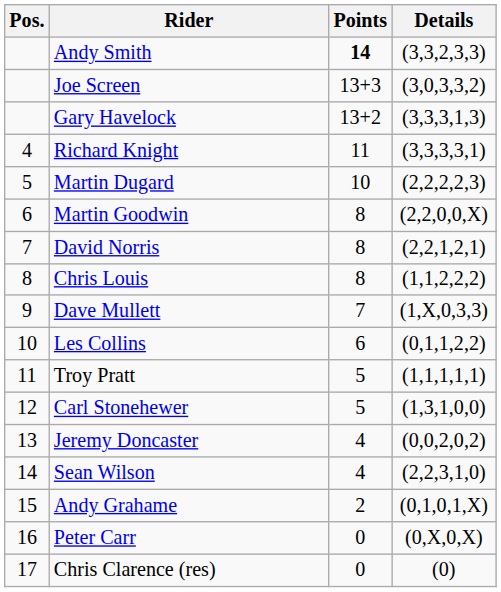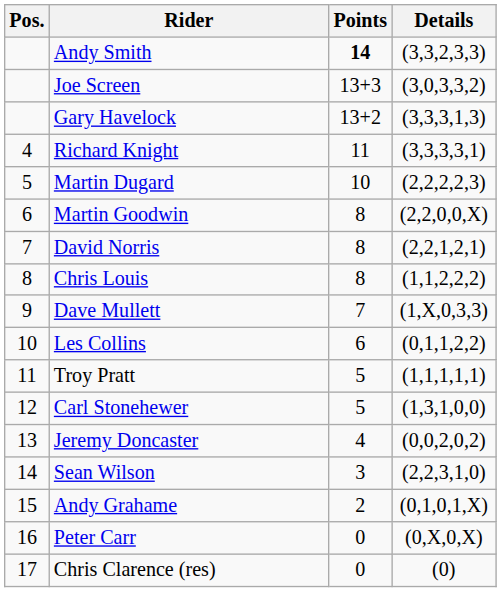(360, 472) 4 -> (360, 472) 3
